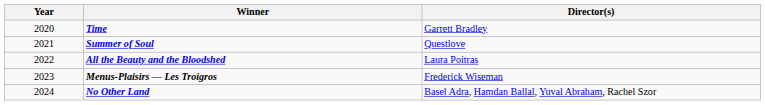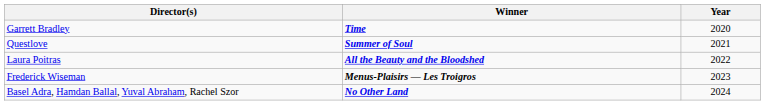columns swapped: (44, 12) <-> (591, 12)
